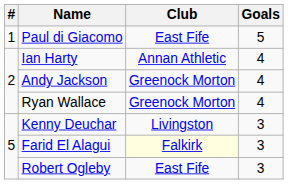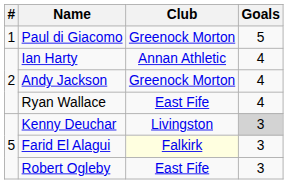(182, 37) East Fife -> (182, 37) Greenock Morton
(182, 102) Greenock Morton -> (182, 102) East Fife
(261, 124) no background -> (261, 124) lightgrey background
